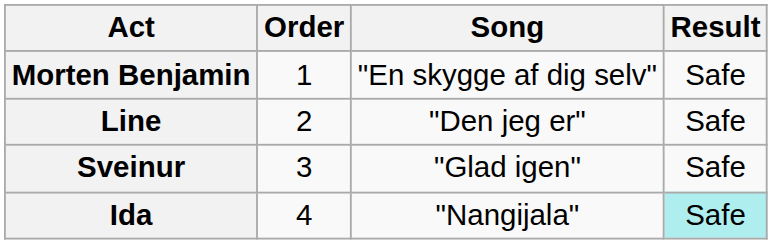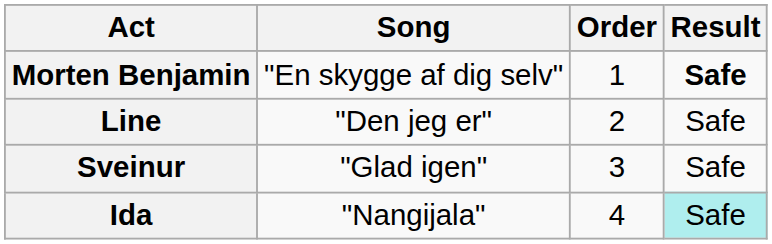columns swapped: (304, 27) <-> (507, 27)
(716, 74) normal -> (716, 74) bold
